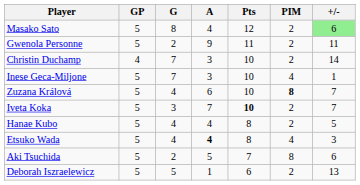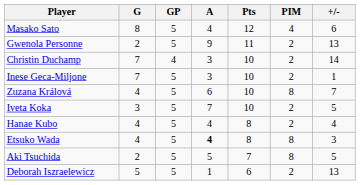columns swapped: (137, 12) <-> (173, 12)
(291, 28) 2 -> (291, 28) 4
(334, 28) lightgreen background -> (334, 28) no background
(334, 44) 11 -> (334, 44) 13
(291, 76) 4 -> (291, 76) 2
(291, 92) bold -> (291, 92) normal
(249, 108) bold -> (249, 108) normal
(334, 108) 7 -> (334, 108) 5
(334, 124) 5 -> (334, 124) 4
(291, 140) 4 -> (291, 140) 8
(334, 156) 6 -> (334, 156) 5
